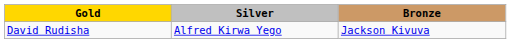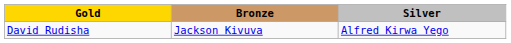columns swapped: (255, 13) <-> (422, 13)
